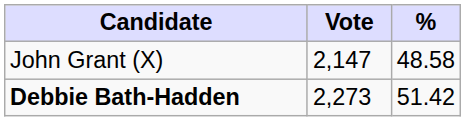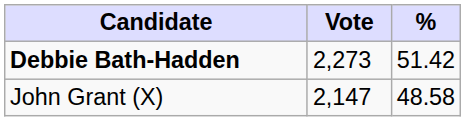rows swapped: (125, 97) <-> (87, 60)
